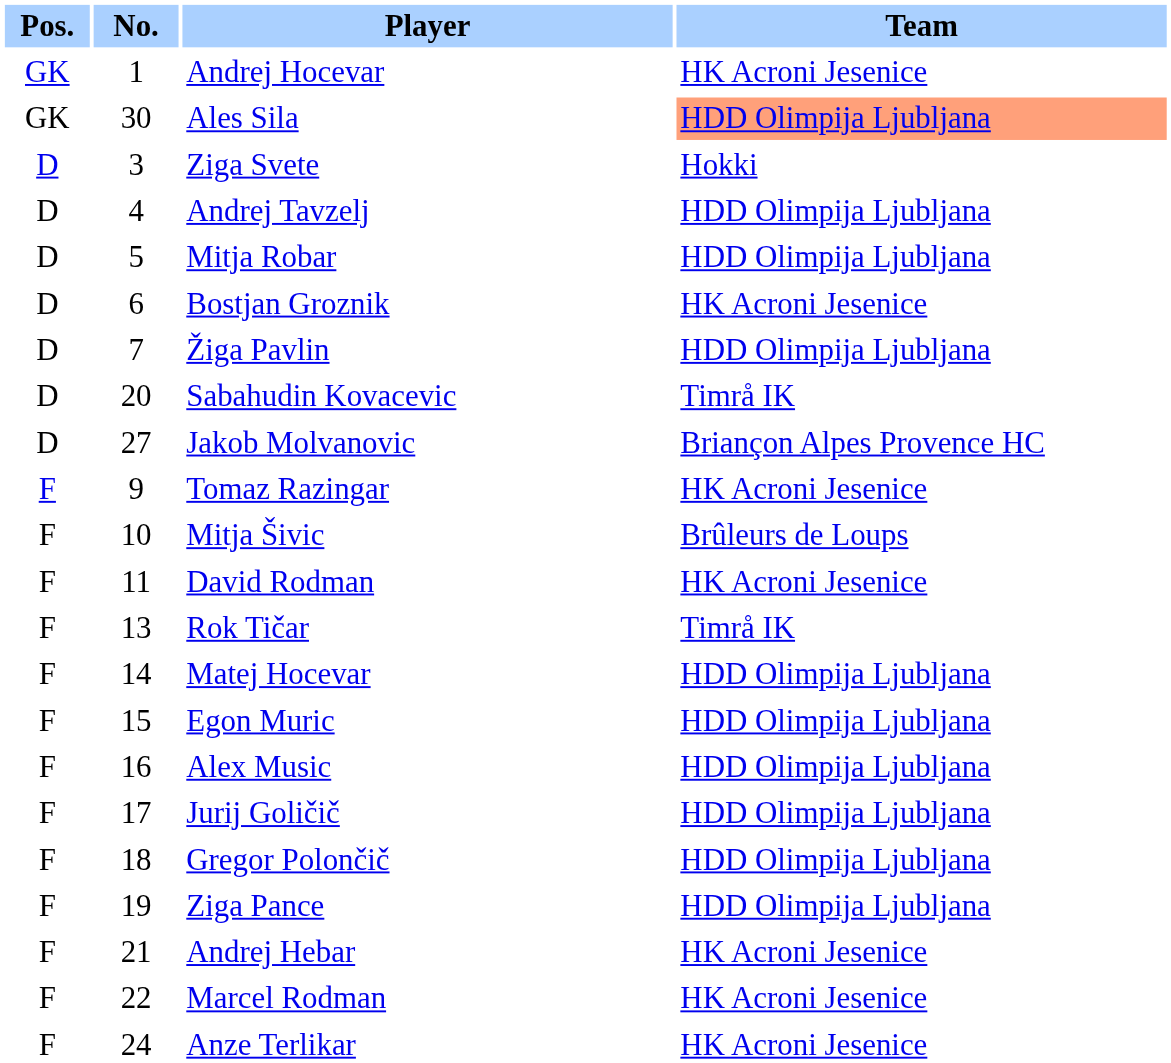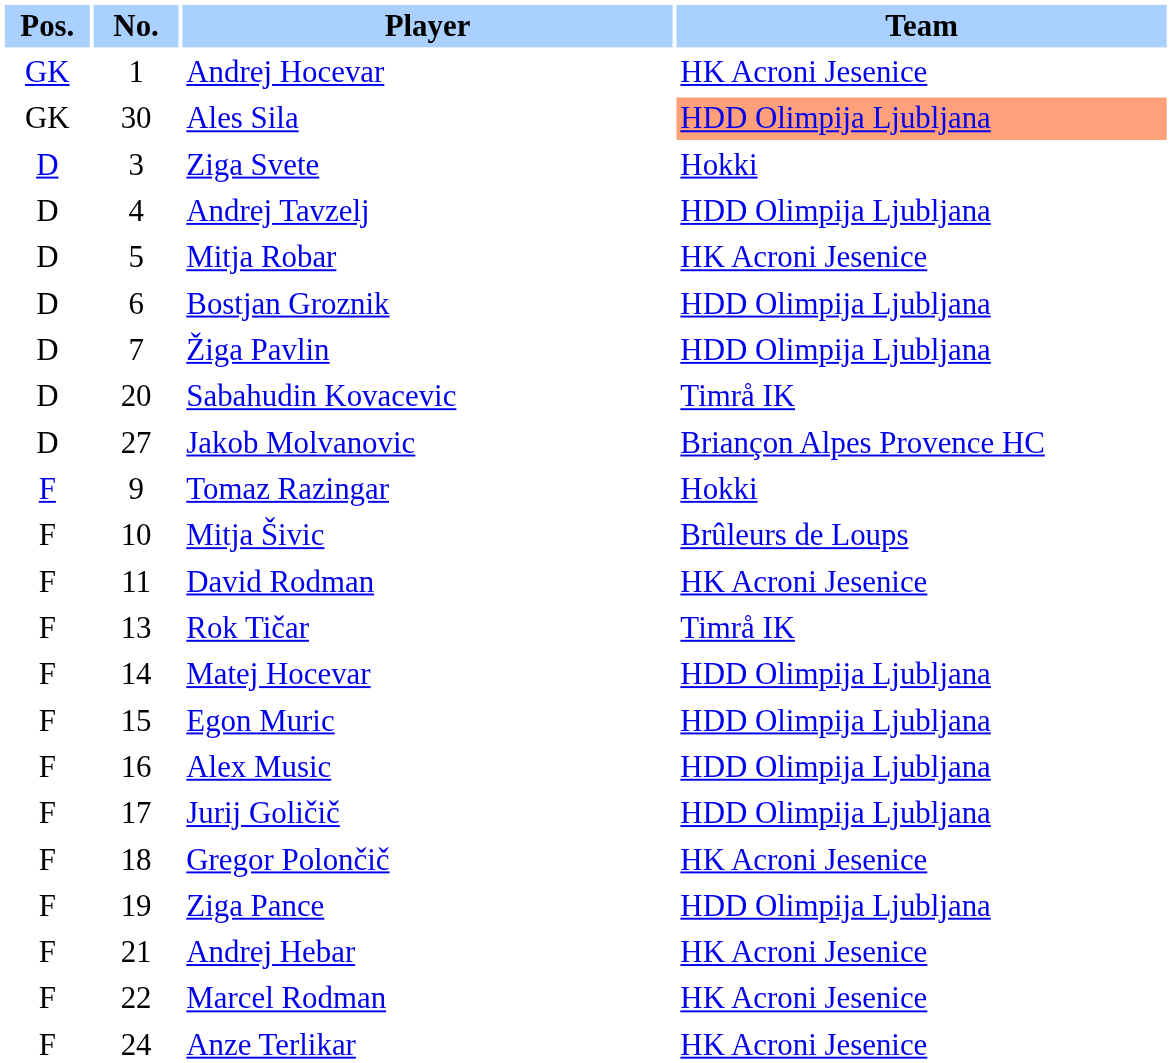(836, 257) HDD Olimpija Ljubljana -> (804, 257) HK Acroni Jesenice
(804, 303) HK Acroni Jesenice -> (836, 303) HDD Olimpija Ljubljana
(804, 488) HK Acroni Jesenice -> (719, 488) Hokki
(836, 859) HDD Olimpija Ljubljana -> (804, 859) HK Acroni Jesenice
